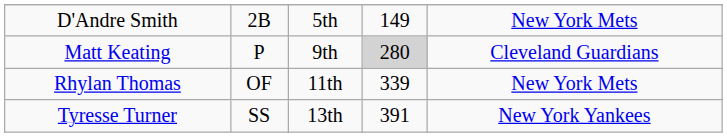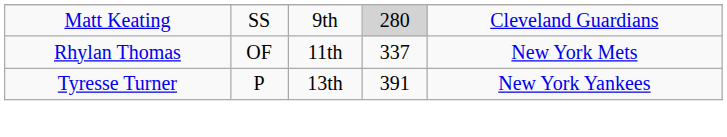- row: (117, 20)
(259, 52) P -> (259, 20) SS
(395, 83) 339 -> (395, 52) 337
(259, 115) SS -> (259, 83) P
